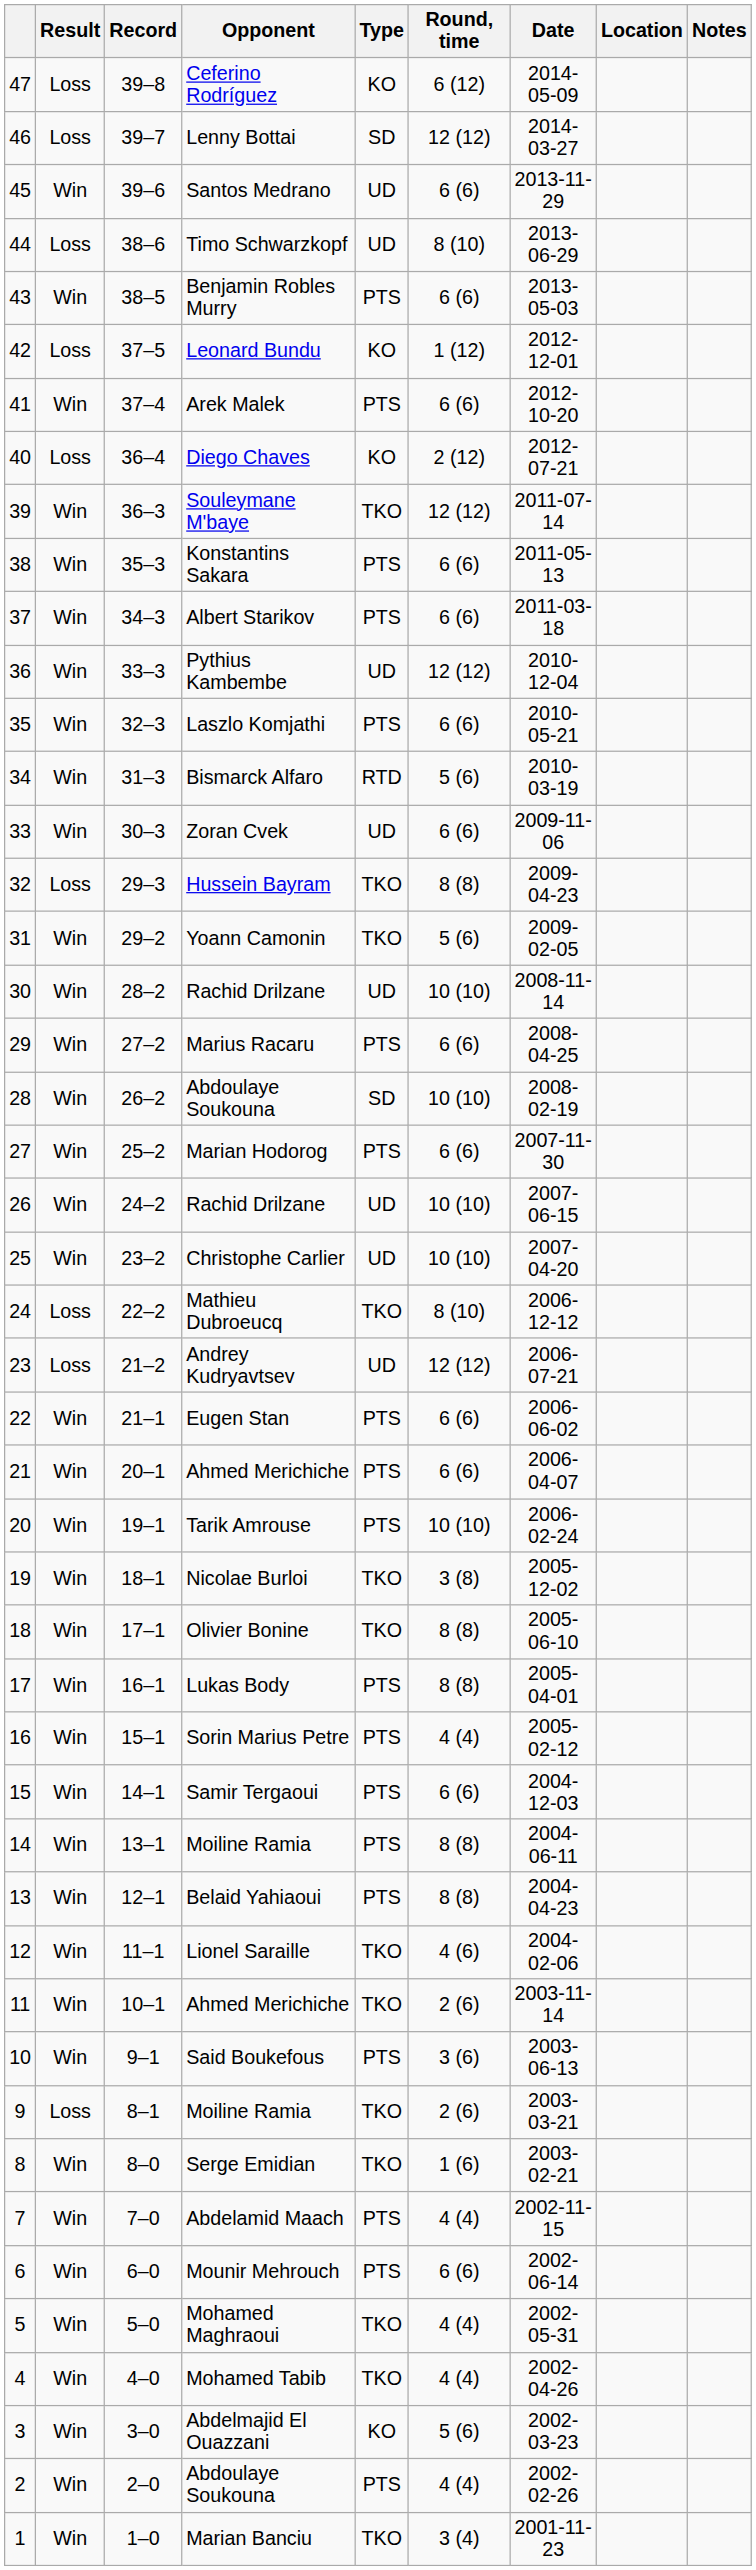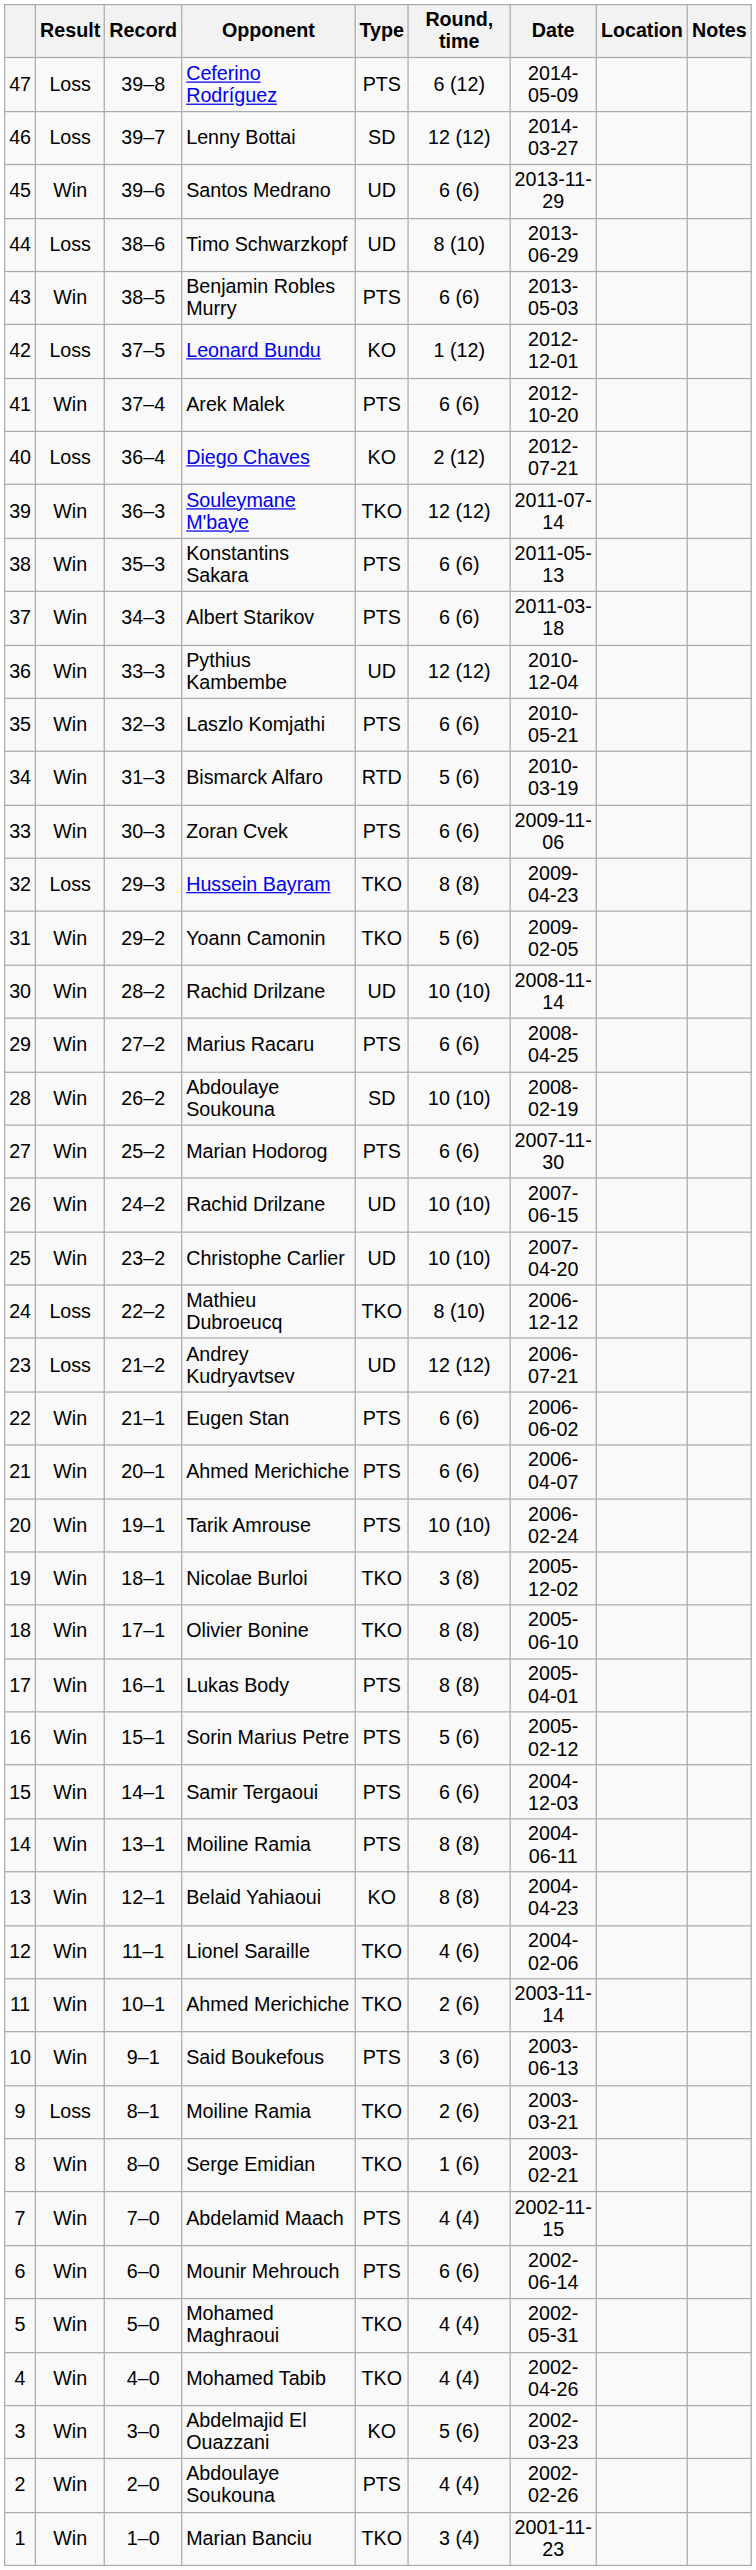(382, 84) KO -> (382, 84) PTS
(382, 831) UD -> (382, 831) PTS
(459, 1738) 4 (4) -> (459, 1738) 5 (6)
(382, 1898) PTS -> (382, 1898) KO
